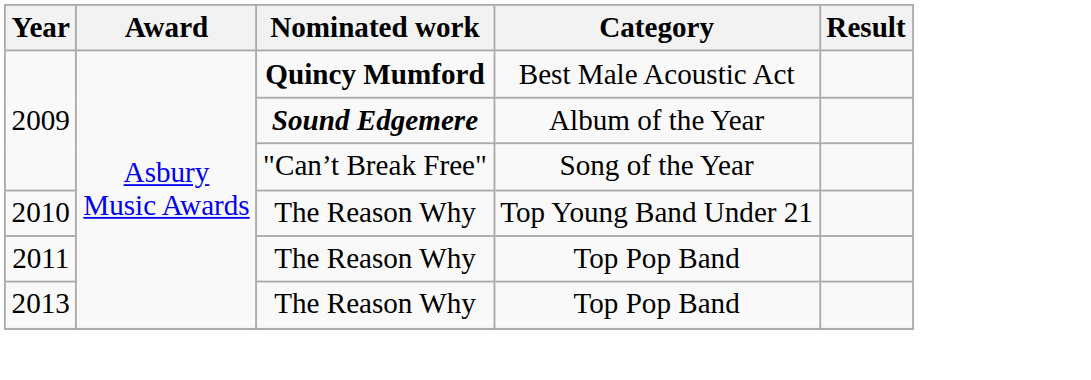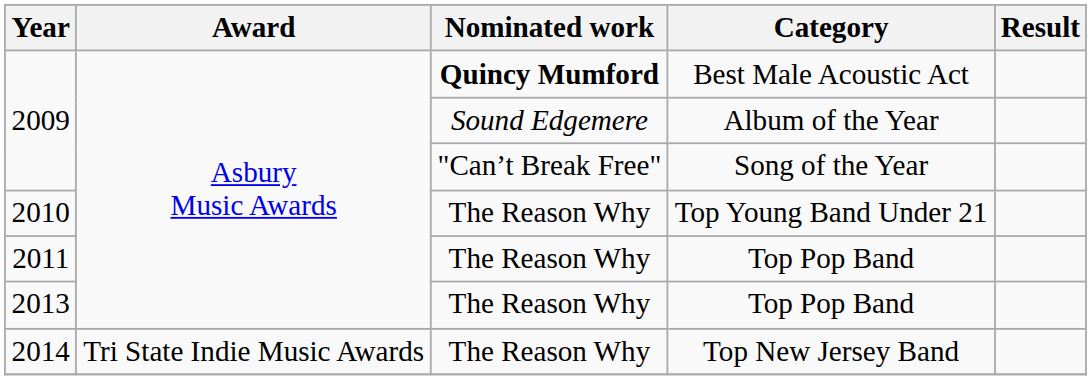(375, 119) bold -> (549, 119) normal
+ row: (41, 350)
